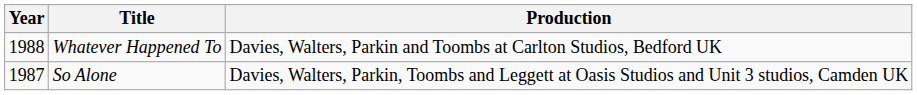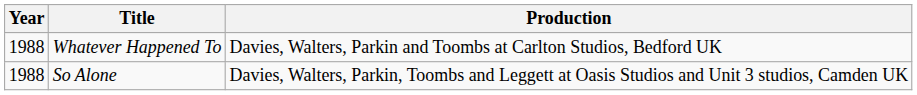(27, 75) 1987 -> (27, 75) 1988
